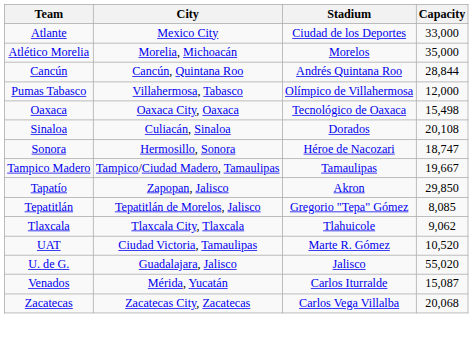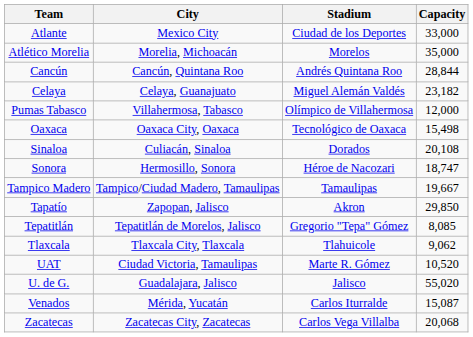+ row: (49, 91)
